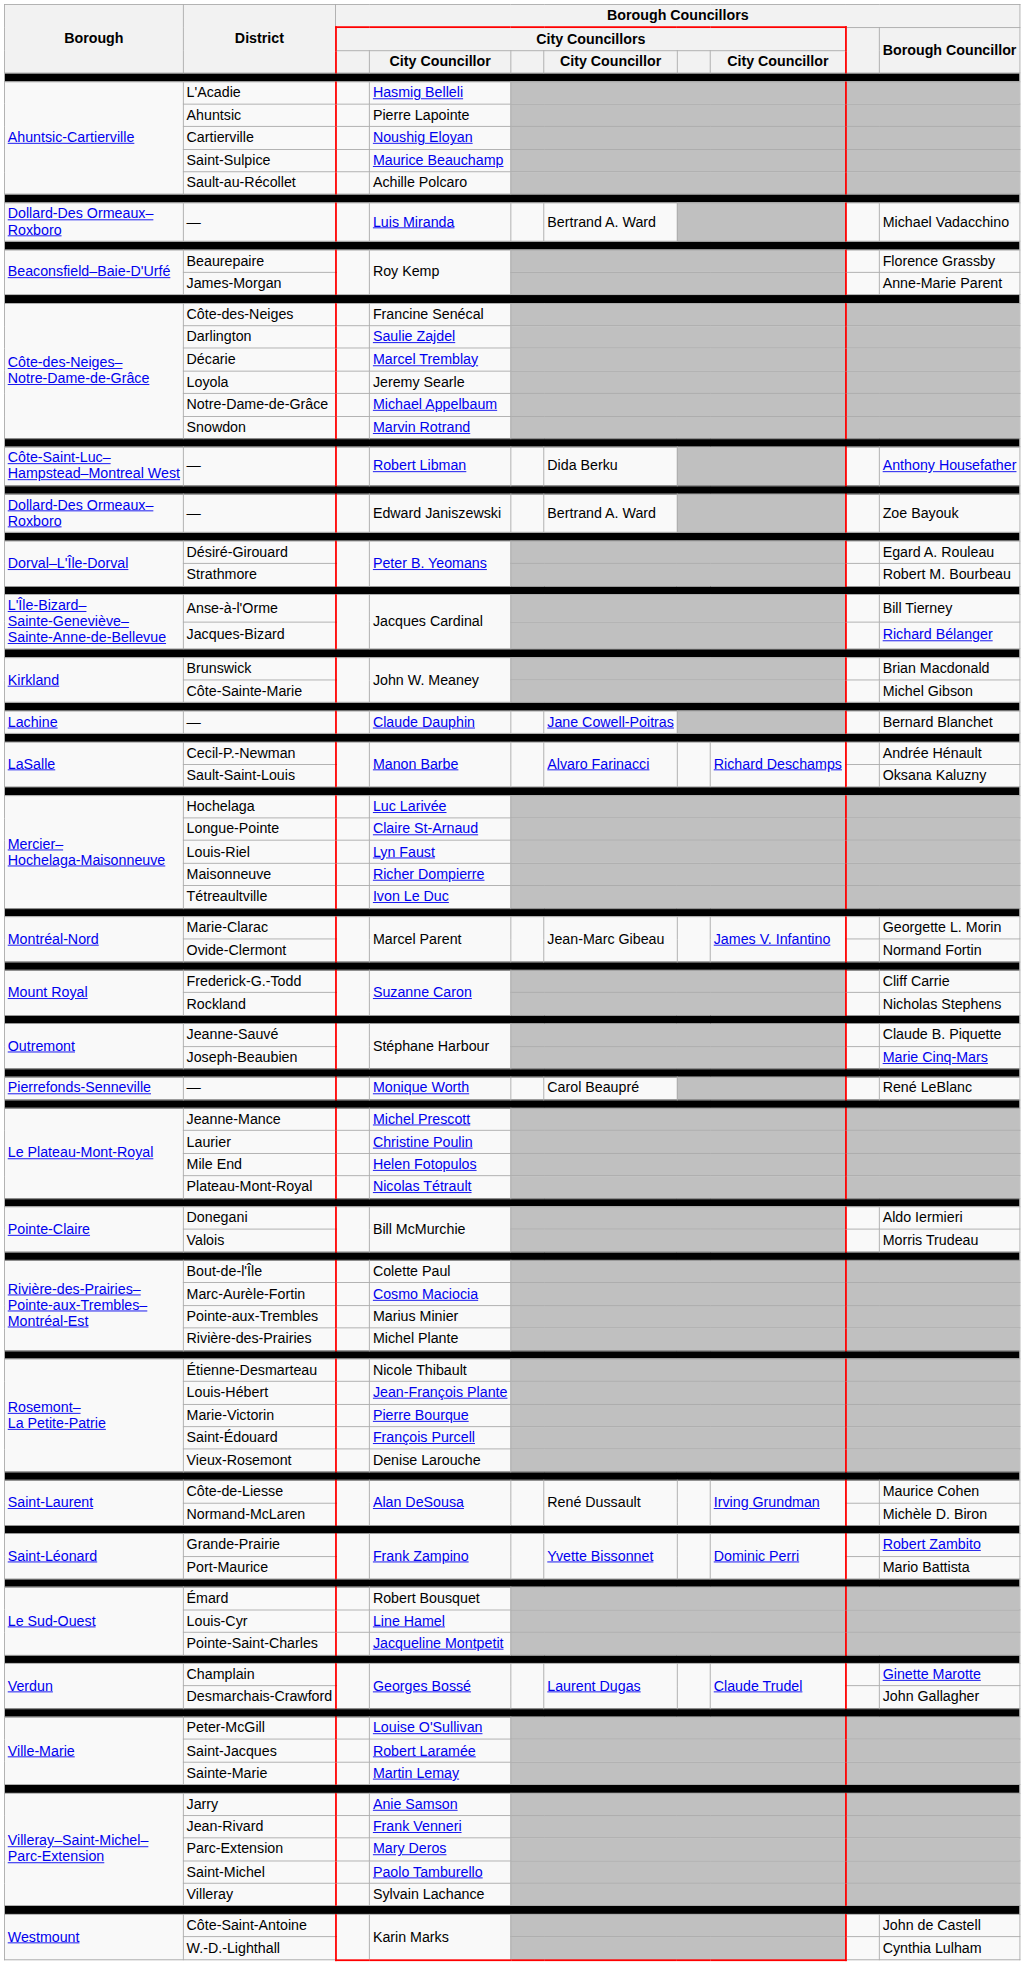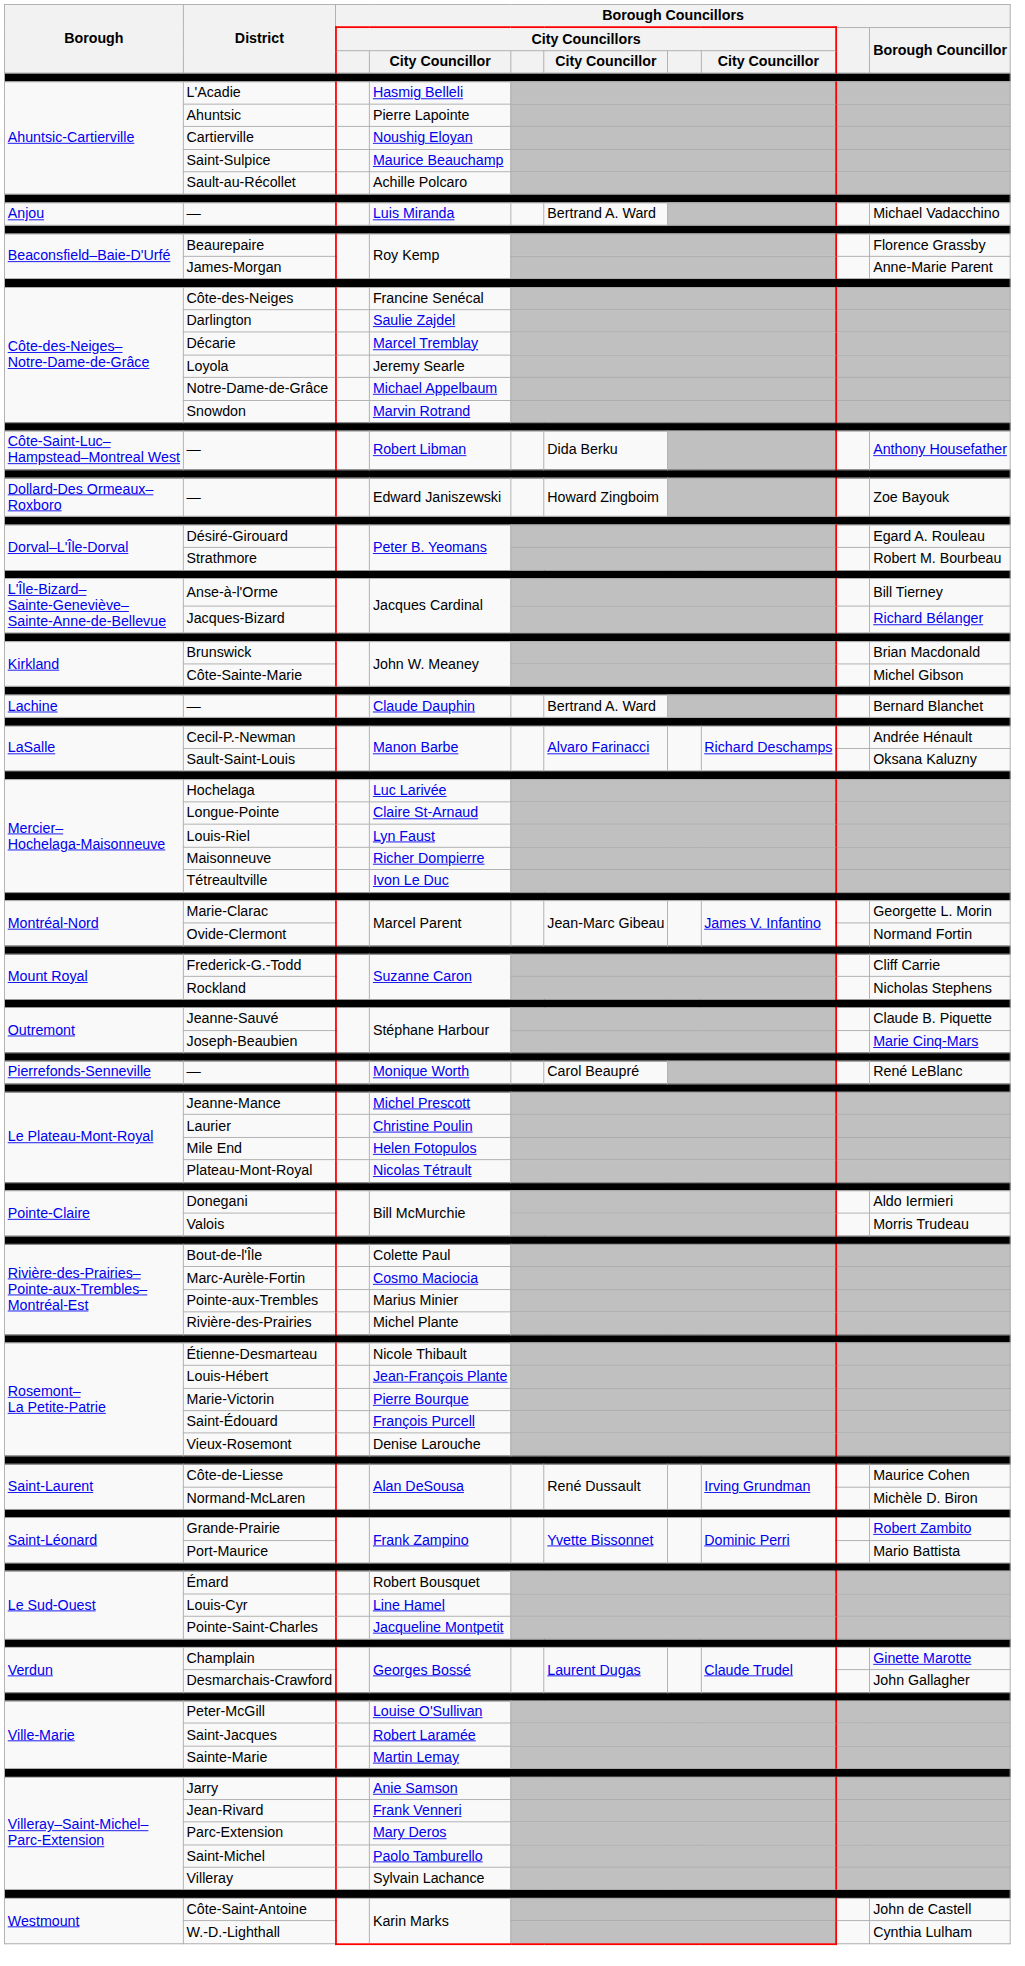(81, 222) Dollard-Des Ormeaux– Roxboro -> (26, 214) Anjou
(602, 513) Bertrand A. Ward -> (603, 497) Howard Zingboim
(611, 722) Jane Cowell-Poitras -> (602, 706) Bertrand A. Ward
